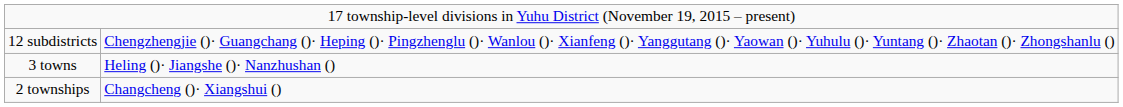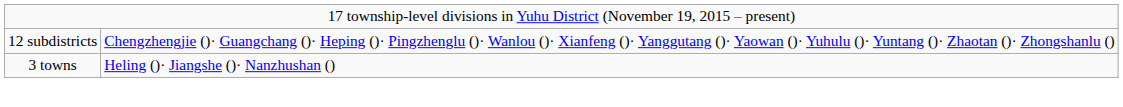- row: (53, 89)
